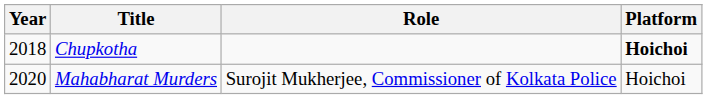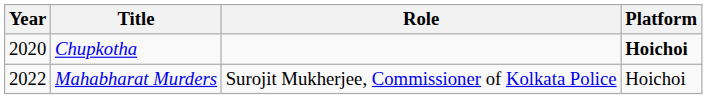(28, 49) 2018 -> (28, 49) 2020
(28, 78) 2020 -> (28, 78) 2022
